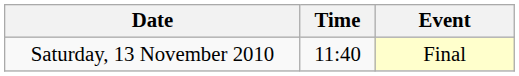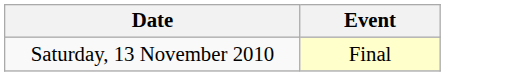- column: (338, 20)
